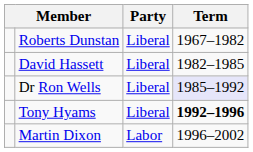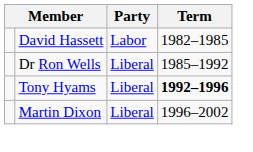- row: (69, 40)
(148, 64) Liberal -> (128, 40) Labor
(210, 87) lavender background -> (195, 64) no background
(144, 135) Labor -> (132, 111) Liberal
